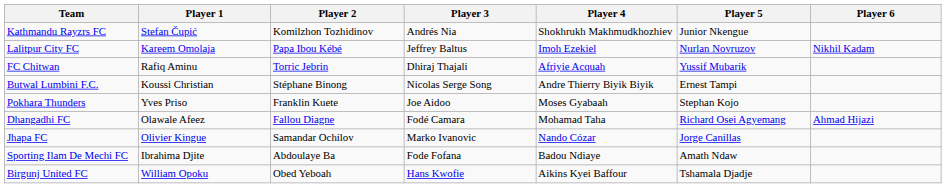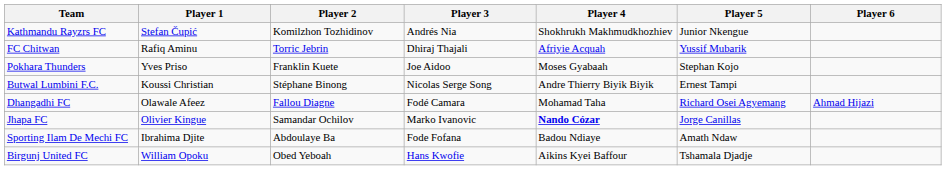- row: (43, 49)
rows swapped: (46, 102) <-> (53, 85)
(567, 138) normal -> (569, 120) bold
